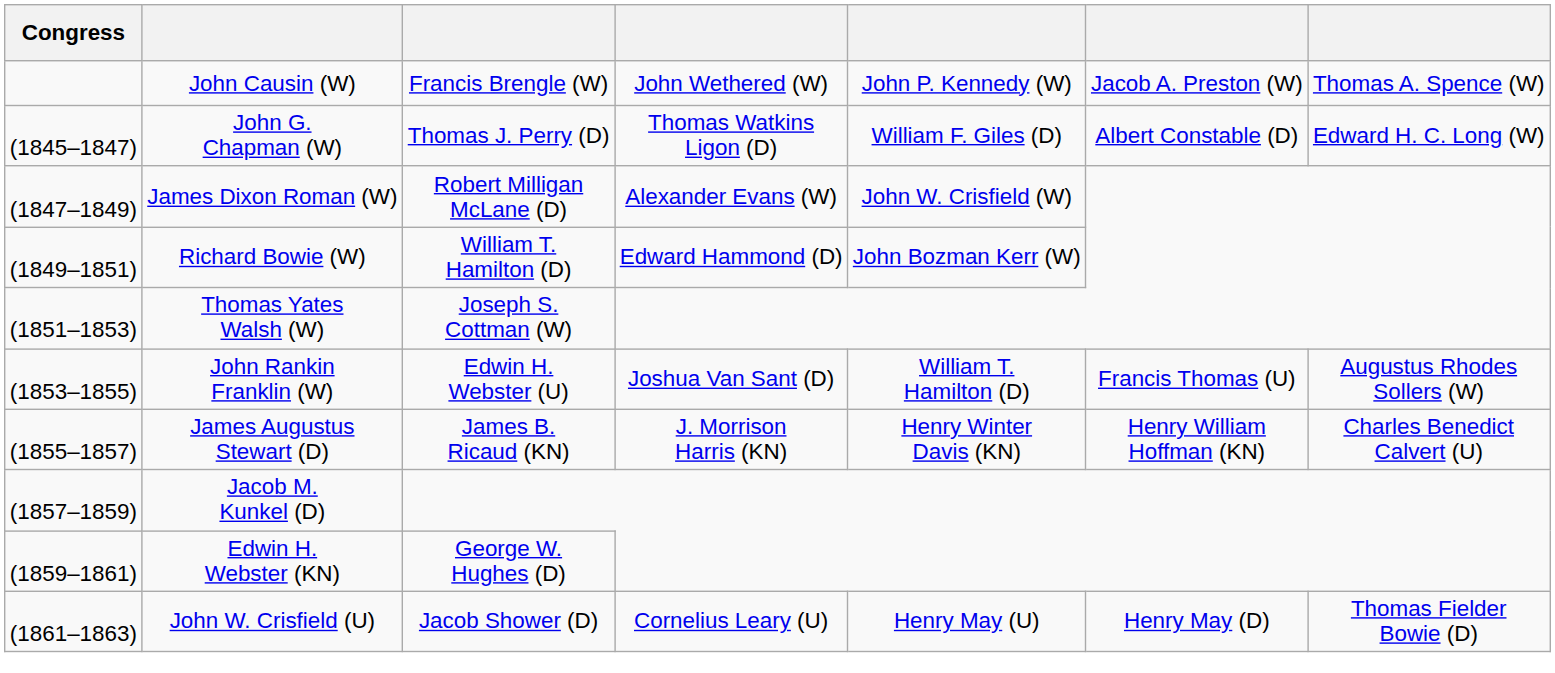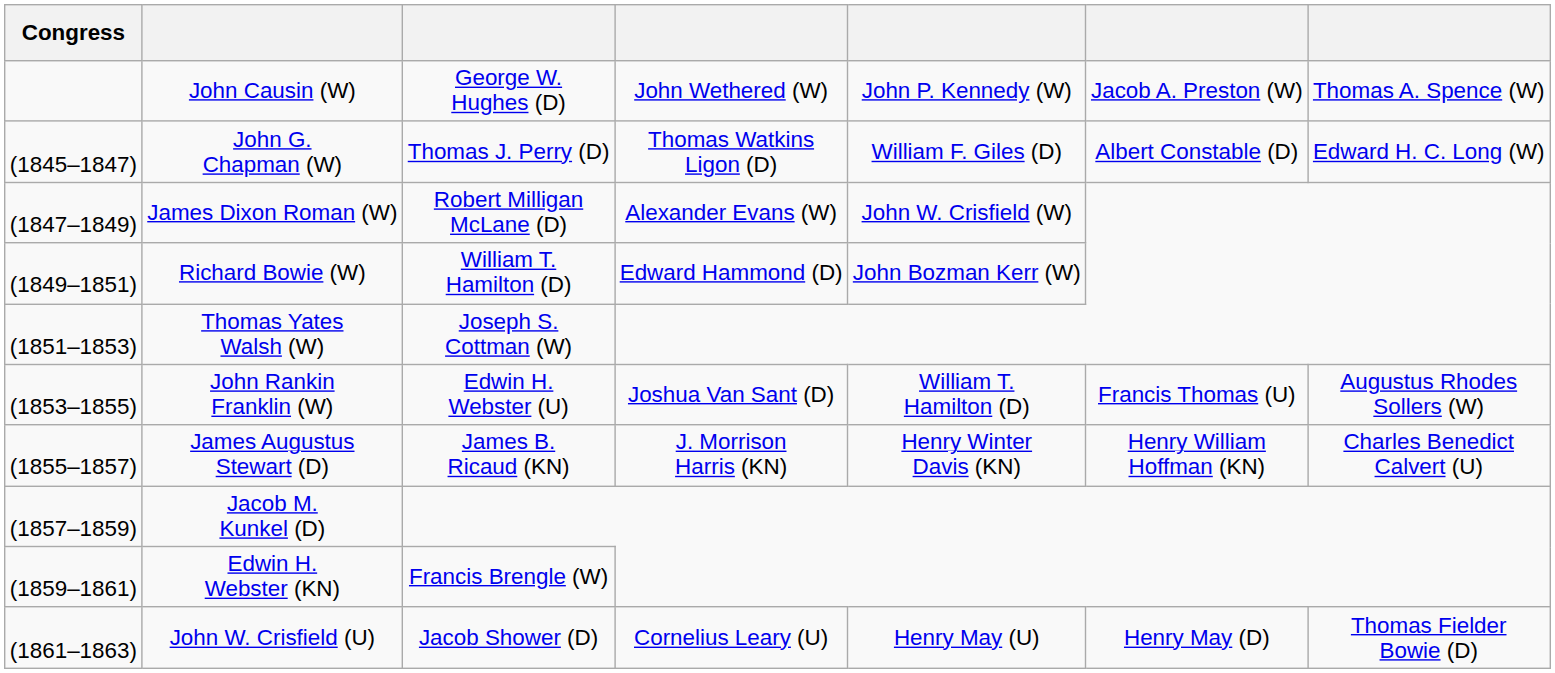(509, 82) Francis Brengle (W) -> (509, 90) George W. Hughes (D)
(509, 560) George W. Hughes (D) -> (509, 576) Francis Brengle (W)
